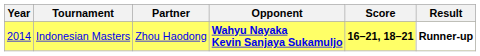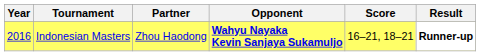(19, 36) 2014 -> (19, 36) 2016
(381, 36) bold -> (381, 36) normal
